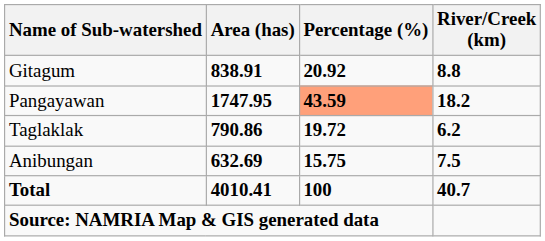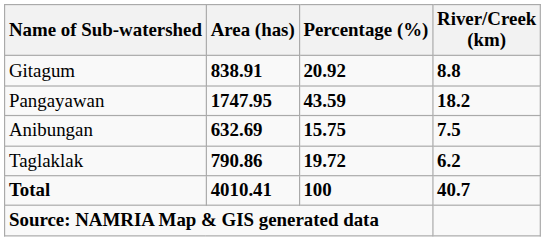(325, 100) lightsalmon background -> (325, 100) no background
rows swapped: (51, 160) <-> (46, 130)
